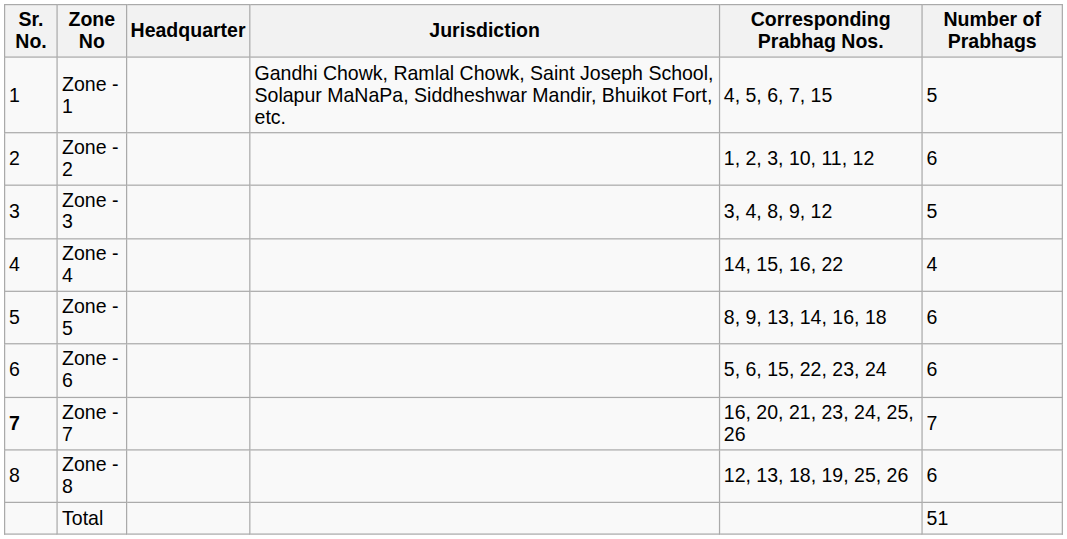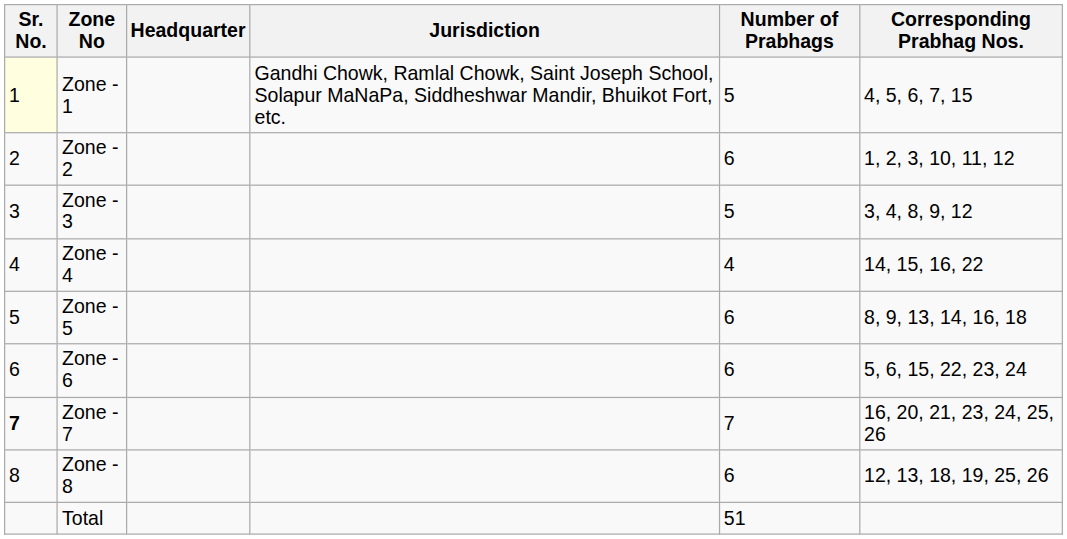columns swapped: (992, 30) <-> (821, 30)
(15, 94) no background -> (15, 94) lightyellow background
